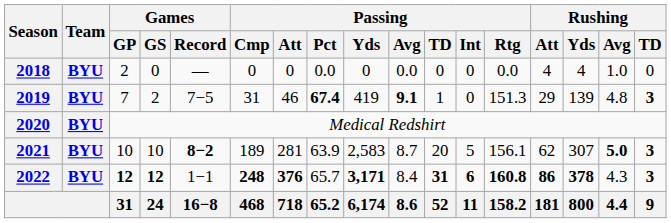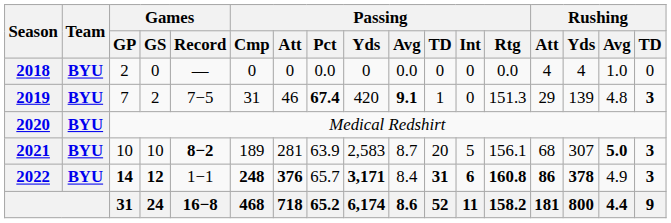(366, 97) 419 -> (366, 97) 420
(547, 151) 62 -> (547, 151) 68
(125, 177) 12 -> (125, 177) 14
(617, 177) 4.3 -> (617, 177) 4.9
